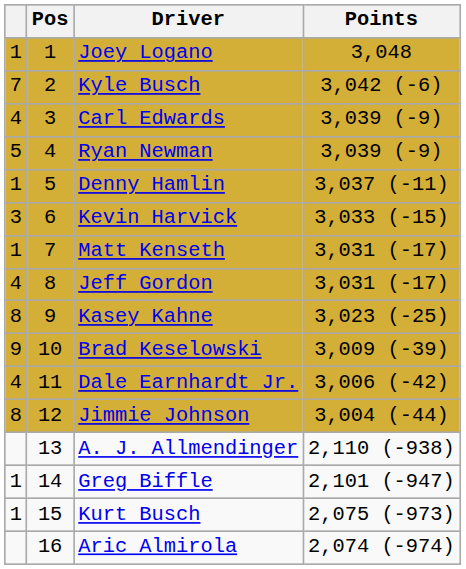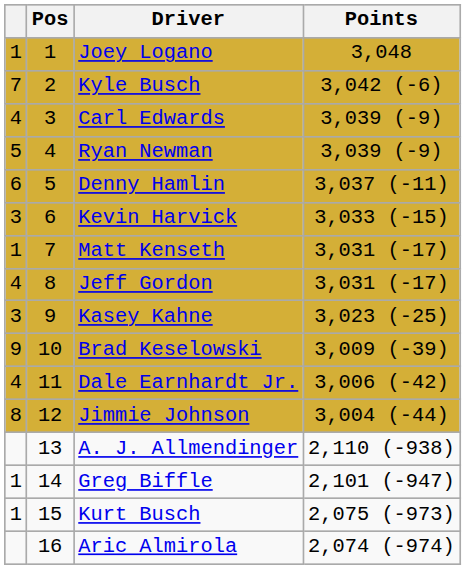(16, 186) 1 -> (16, 186) 6
(16, 318) 8 -> (16, 318) 3
